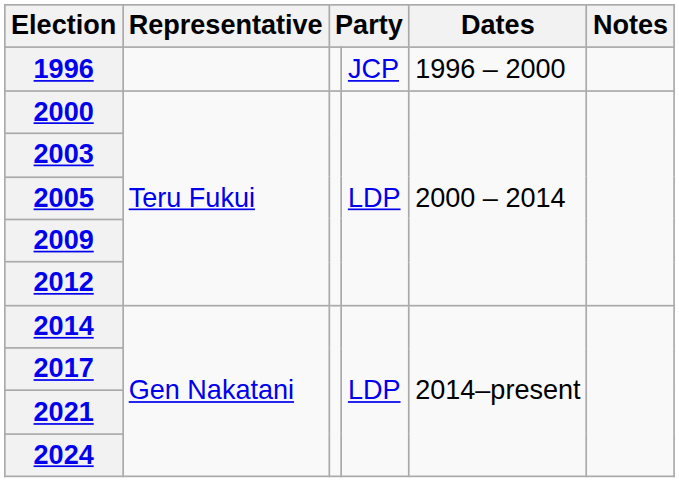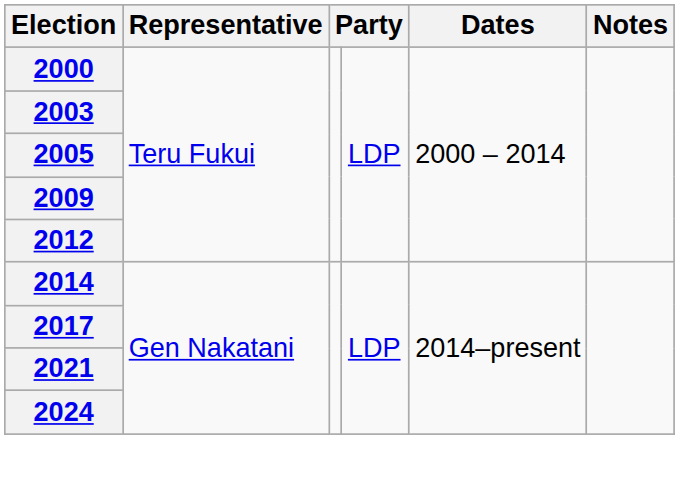- row: (64, 68)
